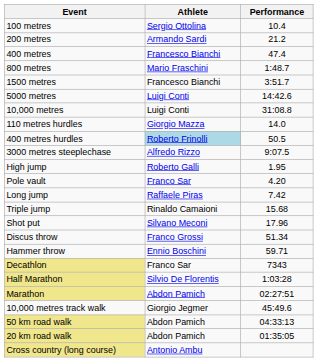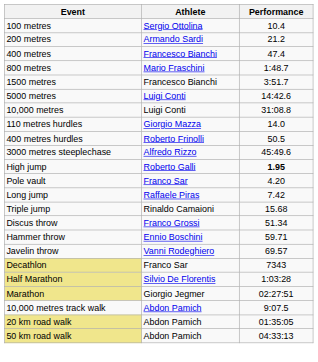(177, 139) lightblue background -> (174, 139) no background
(277, 153) 9:07.5 -> (276, 153) 45:49.6
(277, 167) normal -> (276, 167) bold
- row: (23, 223)
+ row: (32, 252)
(176, 294) Abdon Pamich -> (174, 294) Giorgio Jegmer
(177, 308) Giorgio Jegmer -> (173, 308) Abdon Pamich
(277, 308) 45:49.6 -> (276, 308) 9:07.5
rows swapped: (39, 336) <-> (39, 322)
- row: (61, 350)
